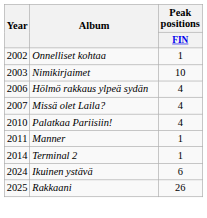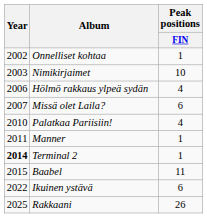(180, 105) 4 -> (180, 105) 6
(17, 155) normal -> (17, 155) bold
+ row: (47, 171)
(17, 171) 2024 -> (17, 188) 2022
